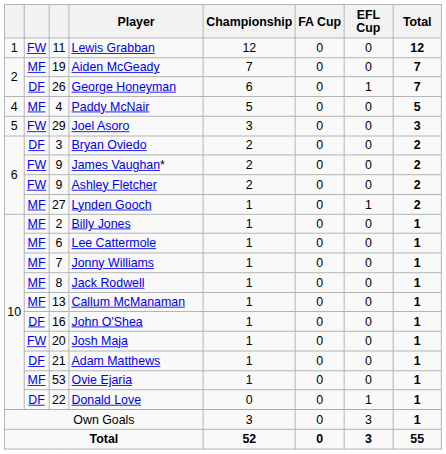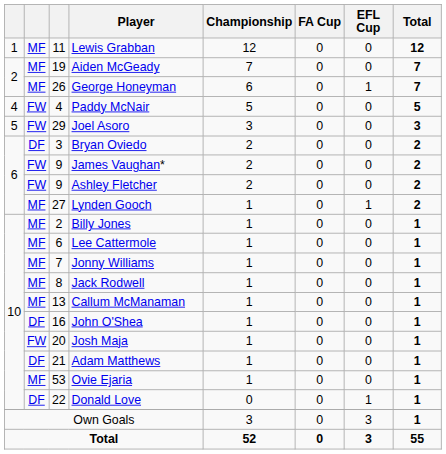(37, 48) FW -> (37, 48) MF
(37, 87) DF -> (37, 87) MF
(37, 107) MF -> (37, 107) FW
